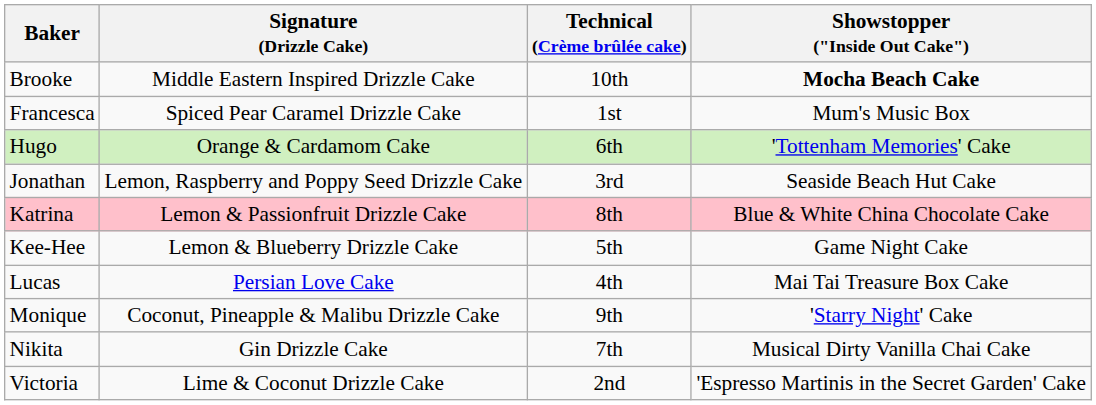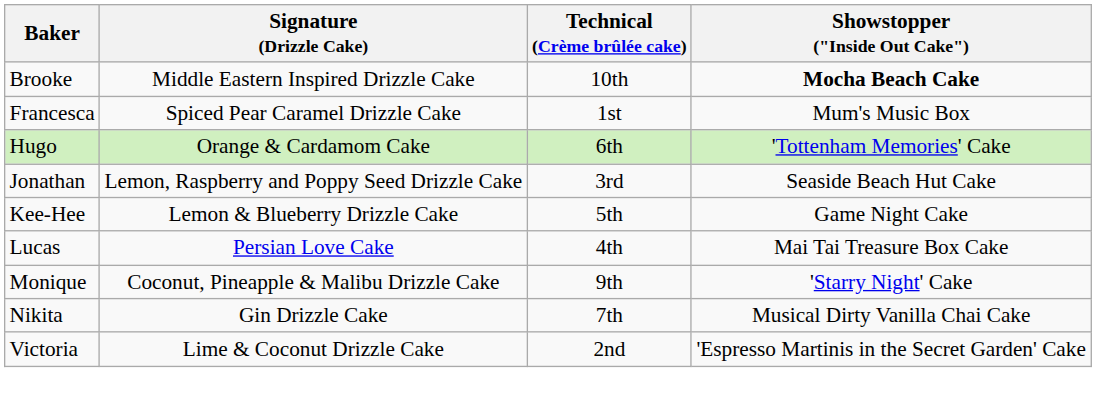- row: (41, 214)
